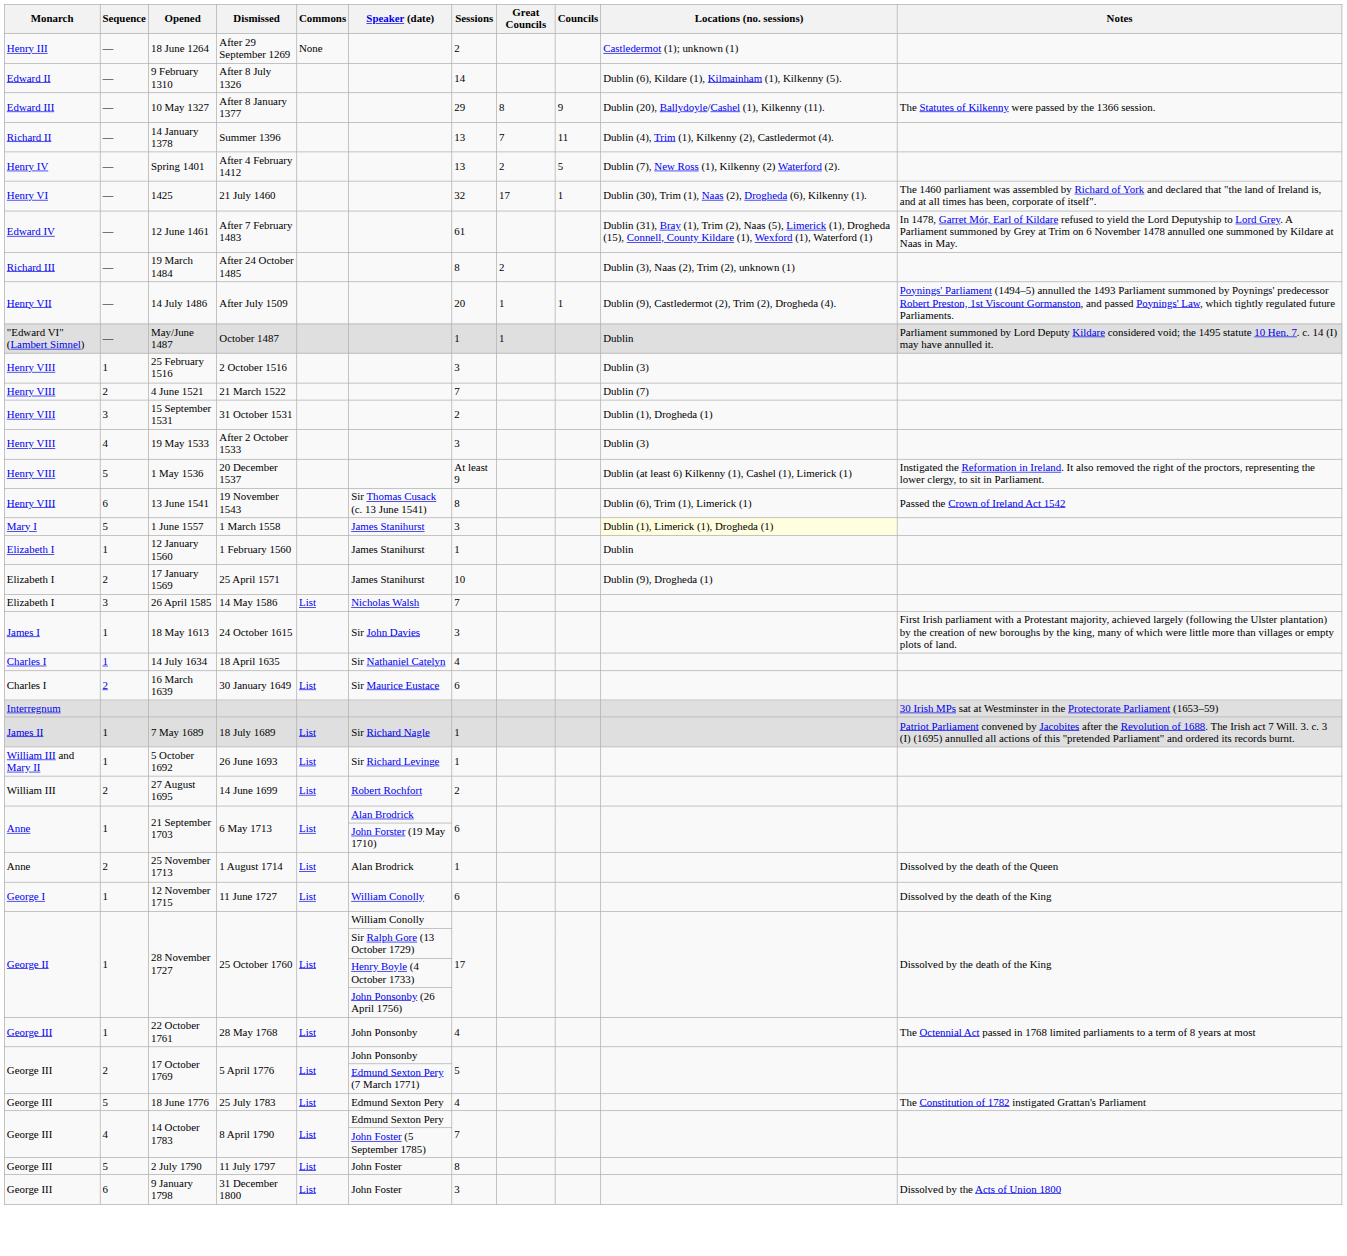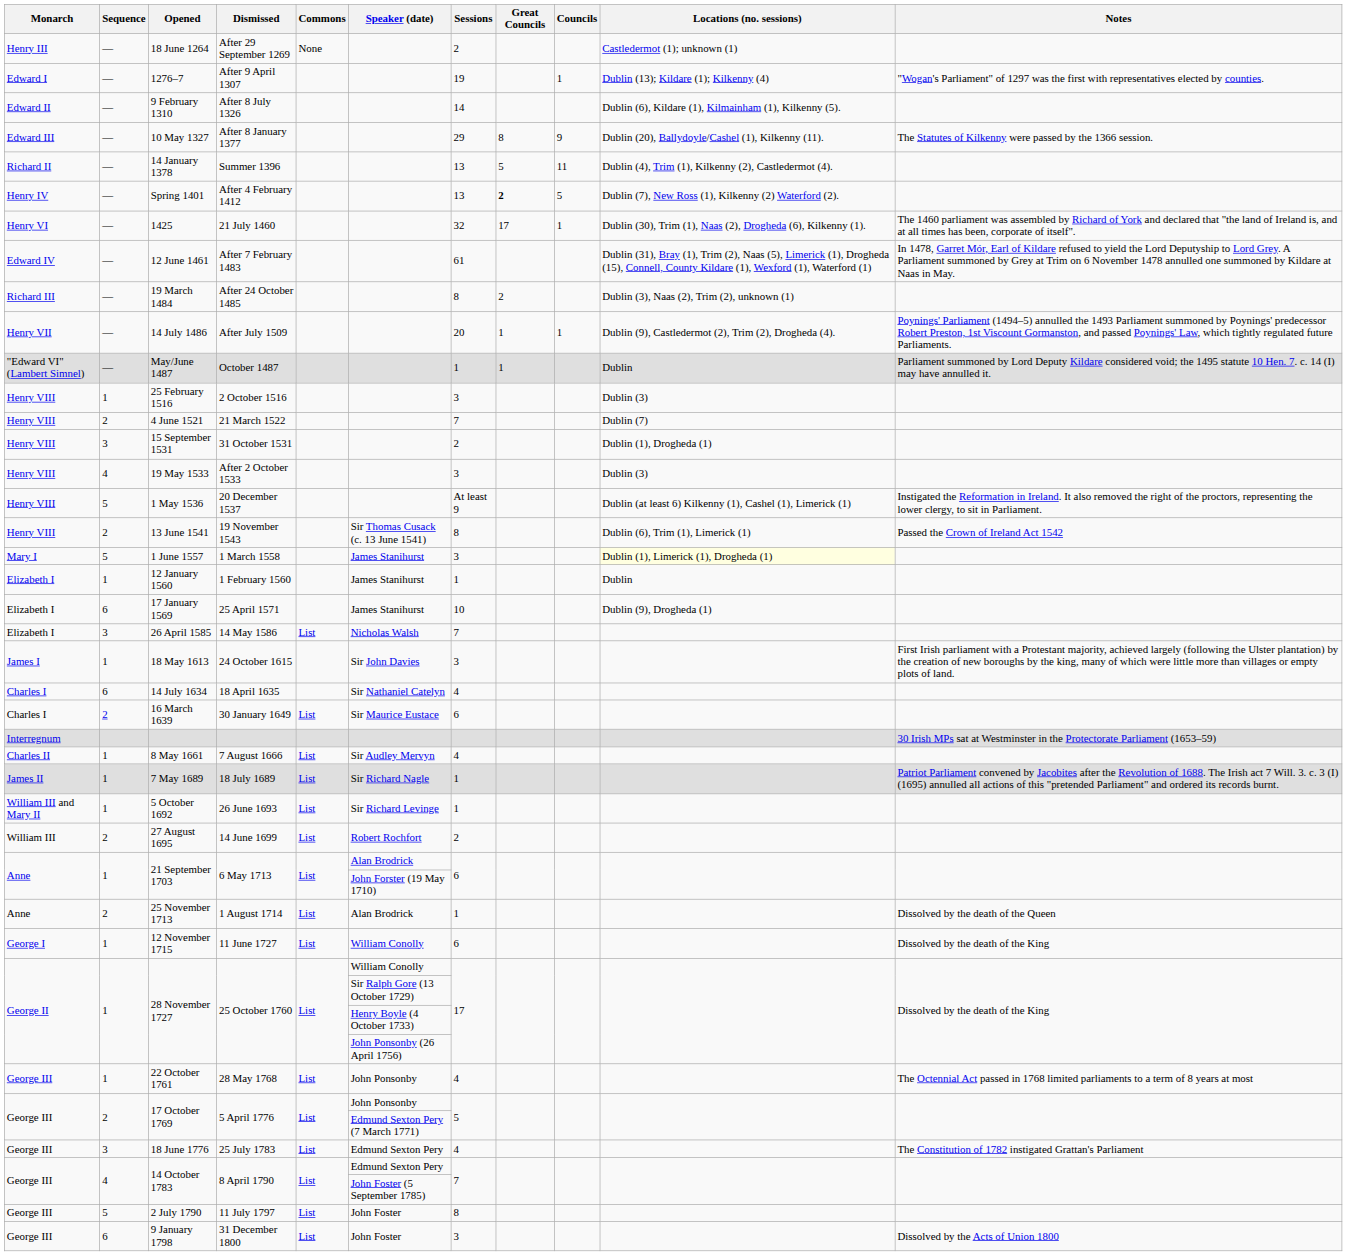+ row: (167, 78)
(502, 137) 7 -> (501, 166) 5
(502, 166) normal -> (501, 196) bold
(105, 503) 6 -> (105, 532) 2
(105, 579) 2 -> (105, 609) 6
(105, 662) 1 -> (105, 691) 6
+ row: (177, 755)
(105, 1102) 5 -> (105, 1148) 3
